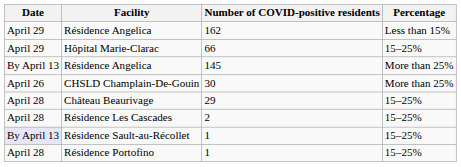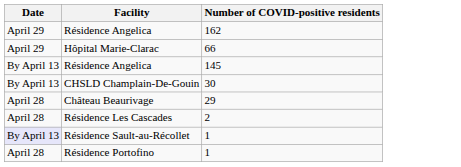- column: (419, 13)
(25, 83) April 26 -> (33, 83) By April 13
